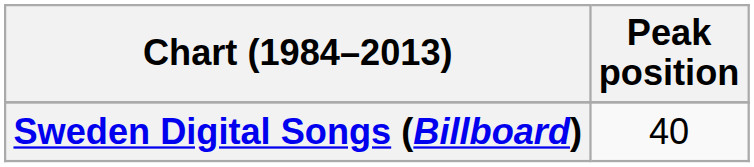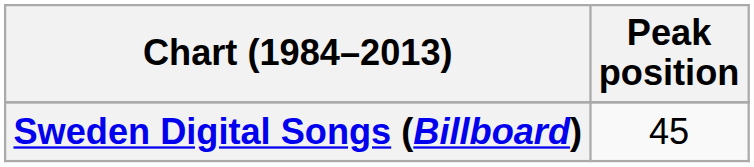(669, 131) 40 -> (669, 131) 45
